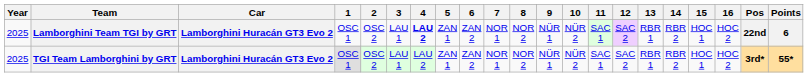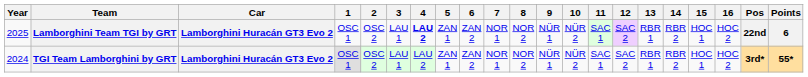(18, 59) 2025 -> (18, 59) 2024
